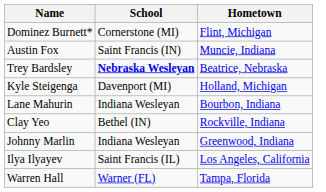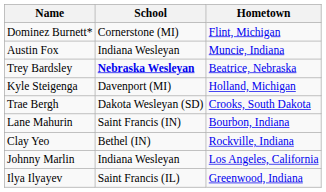(139, 50) Saint Francis (IN) -> (139, 50) Indiana Wesleyan
+ row: (33, 104)
(139, 104) Indiana Wesleyan -> (139, 123) Saint Francis (IN)
(247, 141) Greenwood, Indiana -> (264, 159) Los Angeles, California
(255, 159) Los Angeles, California -> (256, 178) Greenwood, Indiana
- row: (35, 178)
